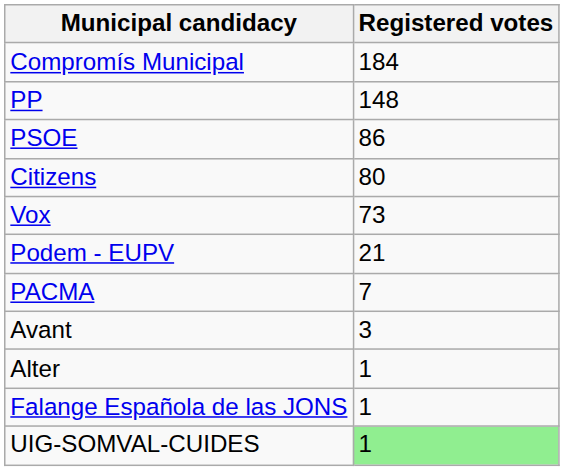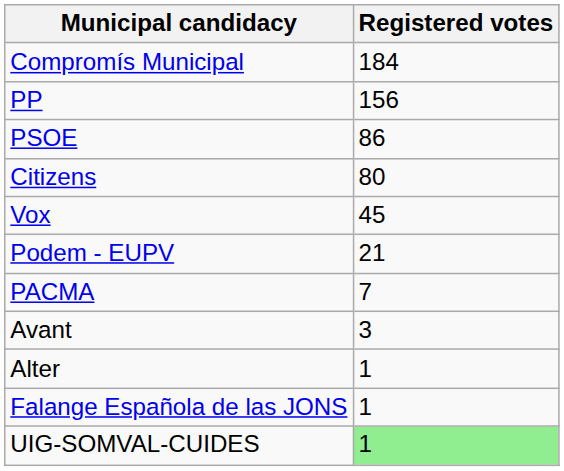(379, 100) 148 -> (379, 100) 156
(372, 215) 73 -> (372, 215) 45
